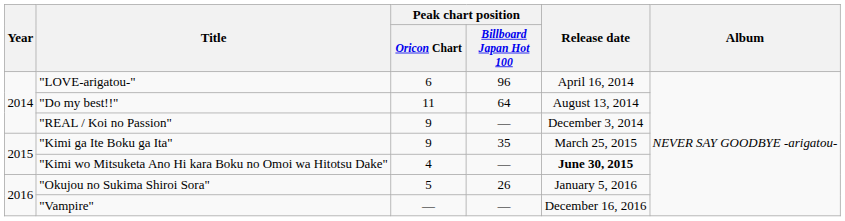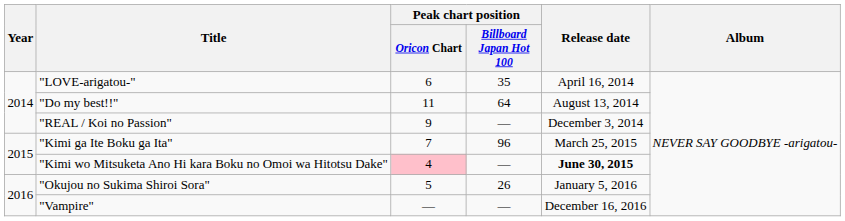(504, 82) 96 -> (504, 82) 35
(429, 143) 9 -> (429, 143) 7
(504, 143) 35 -> (504, 143) 96
(429, 164) no background -> (429, 164) pink background
